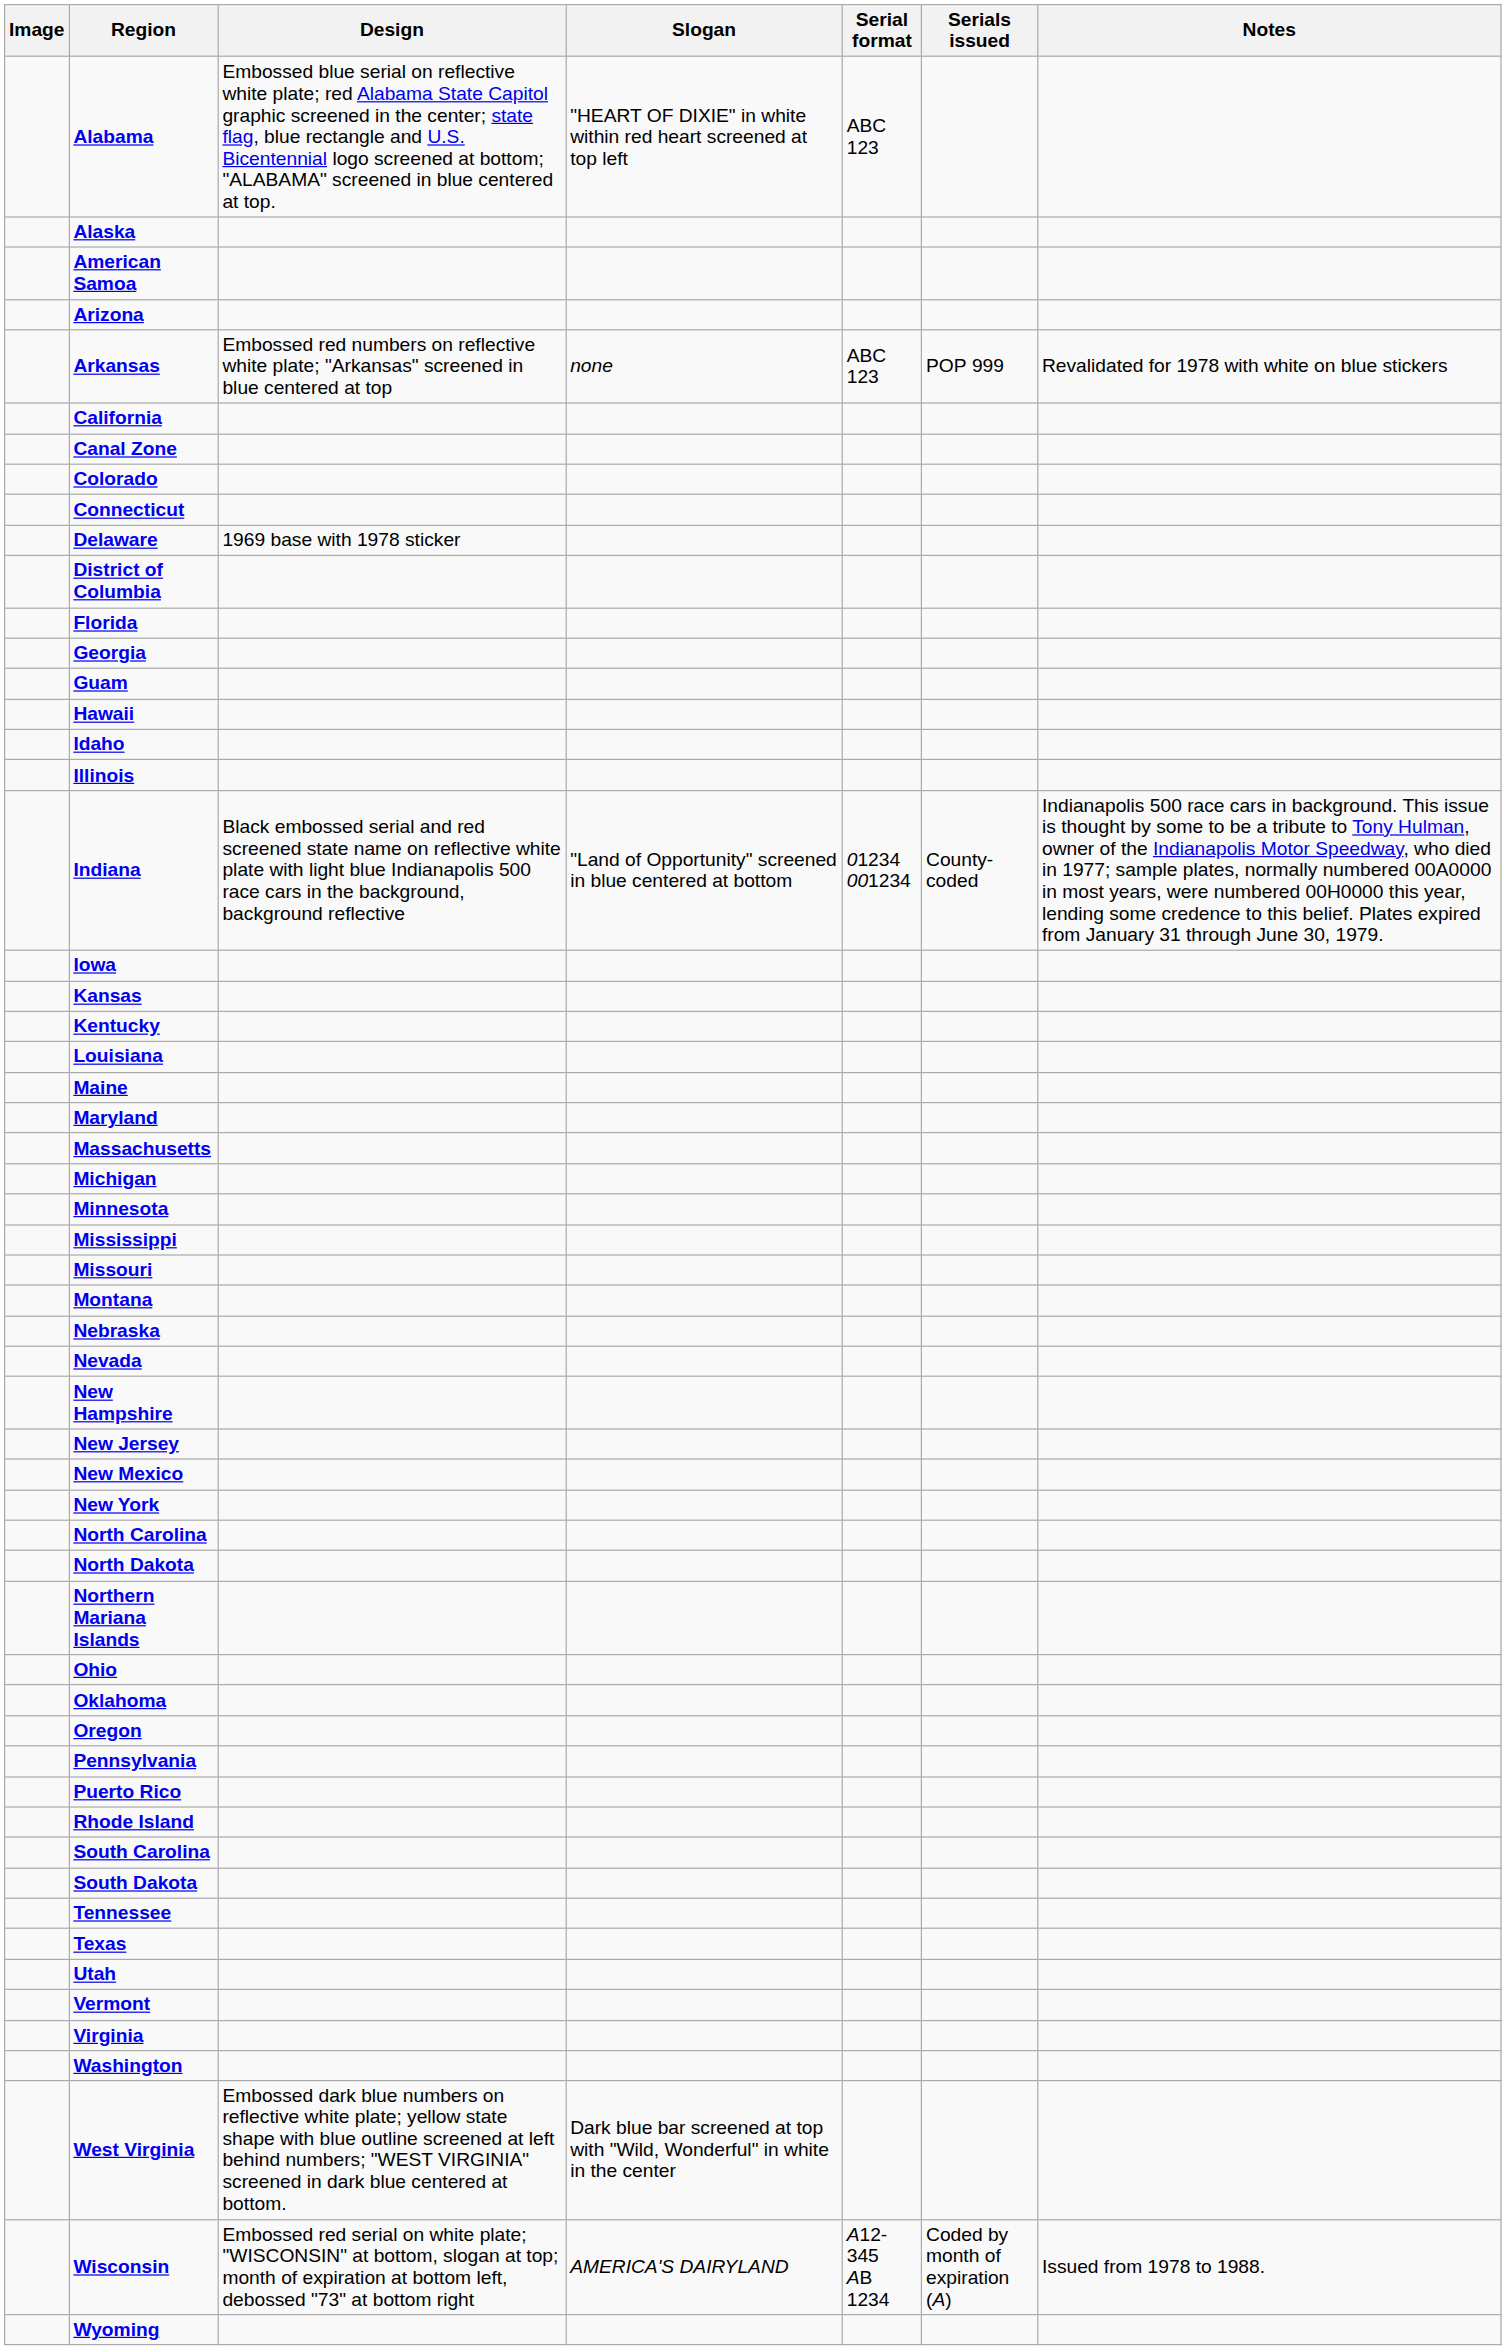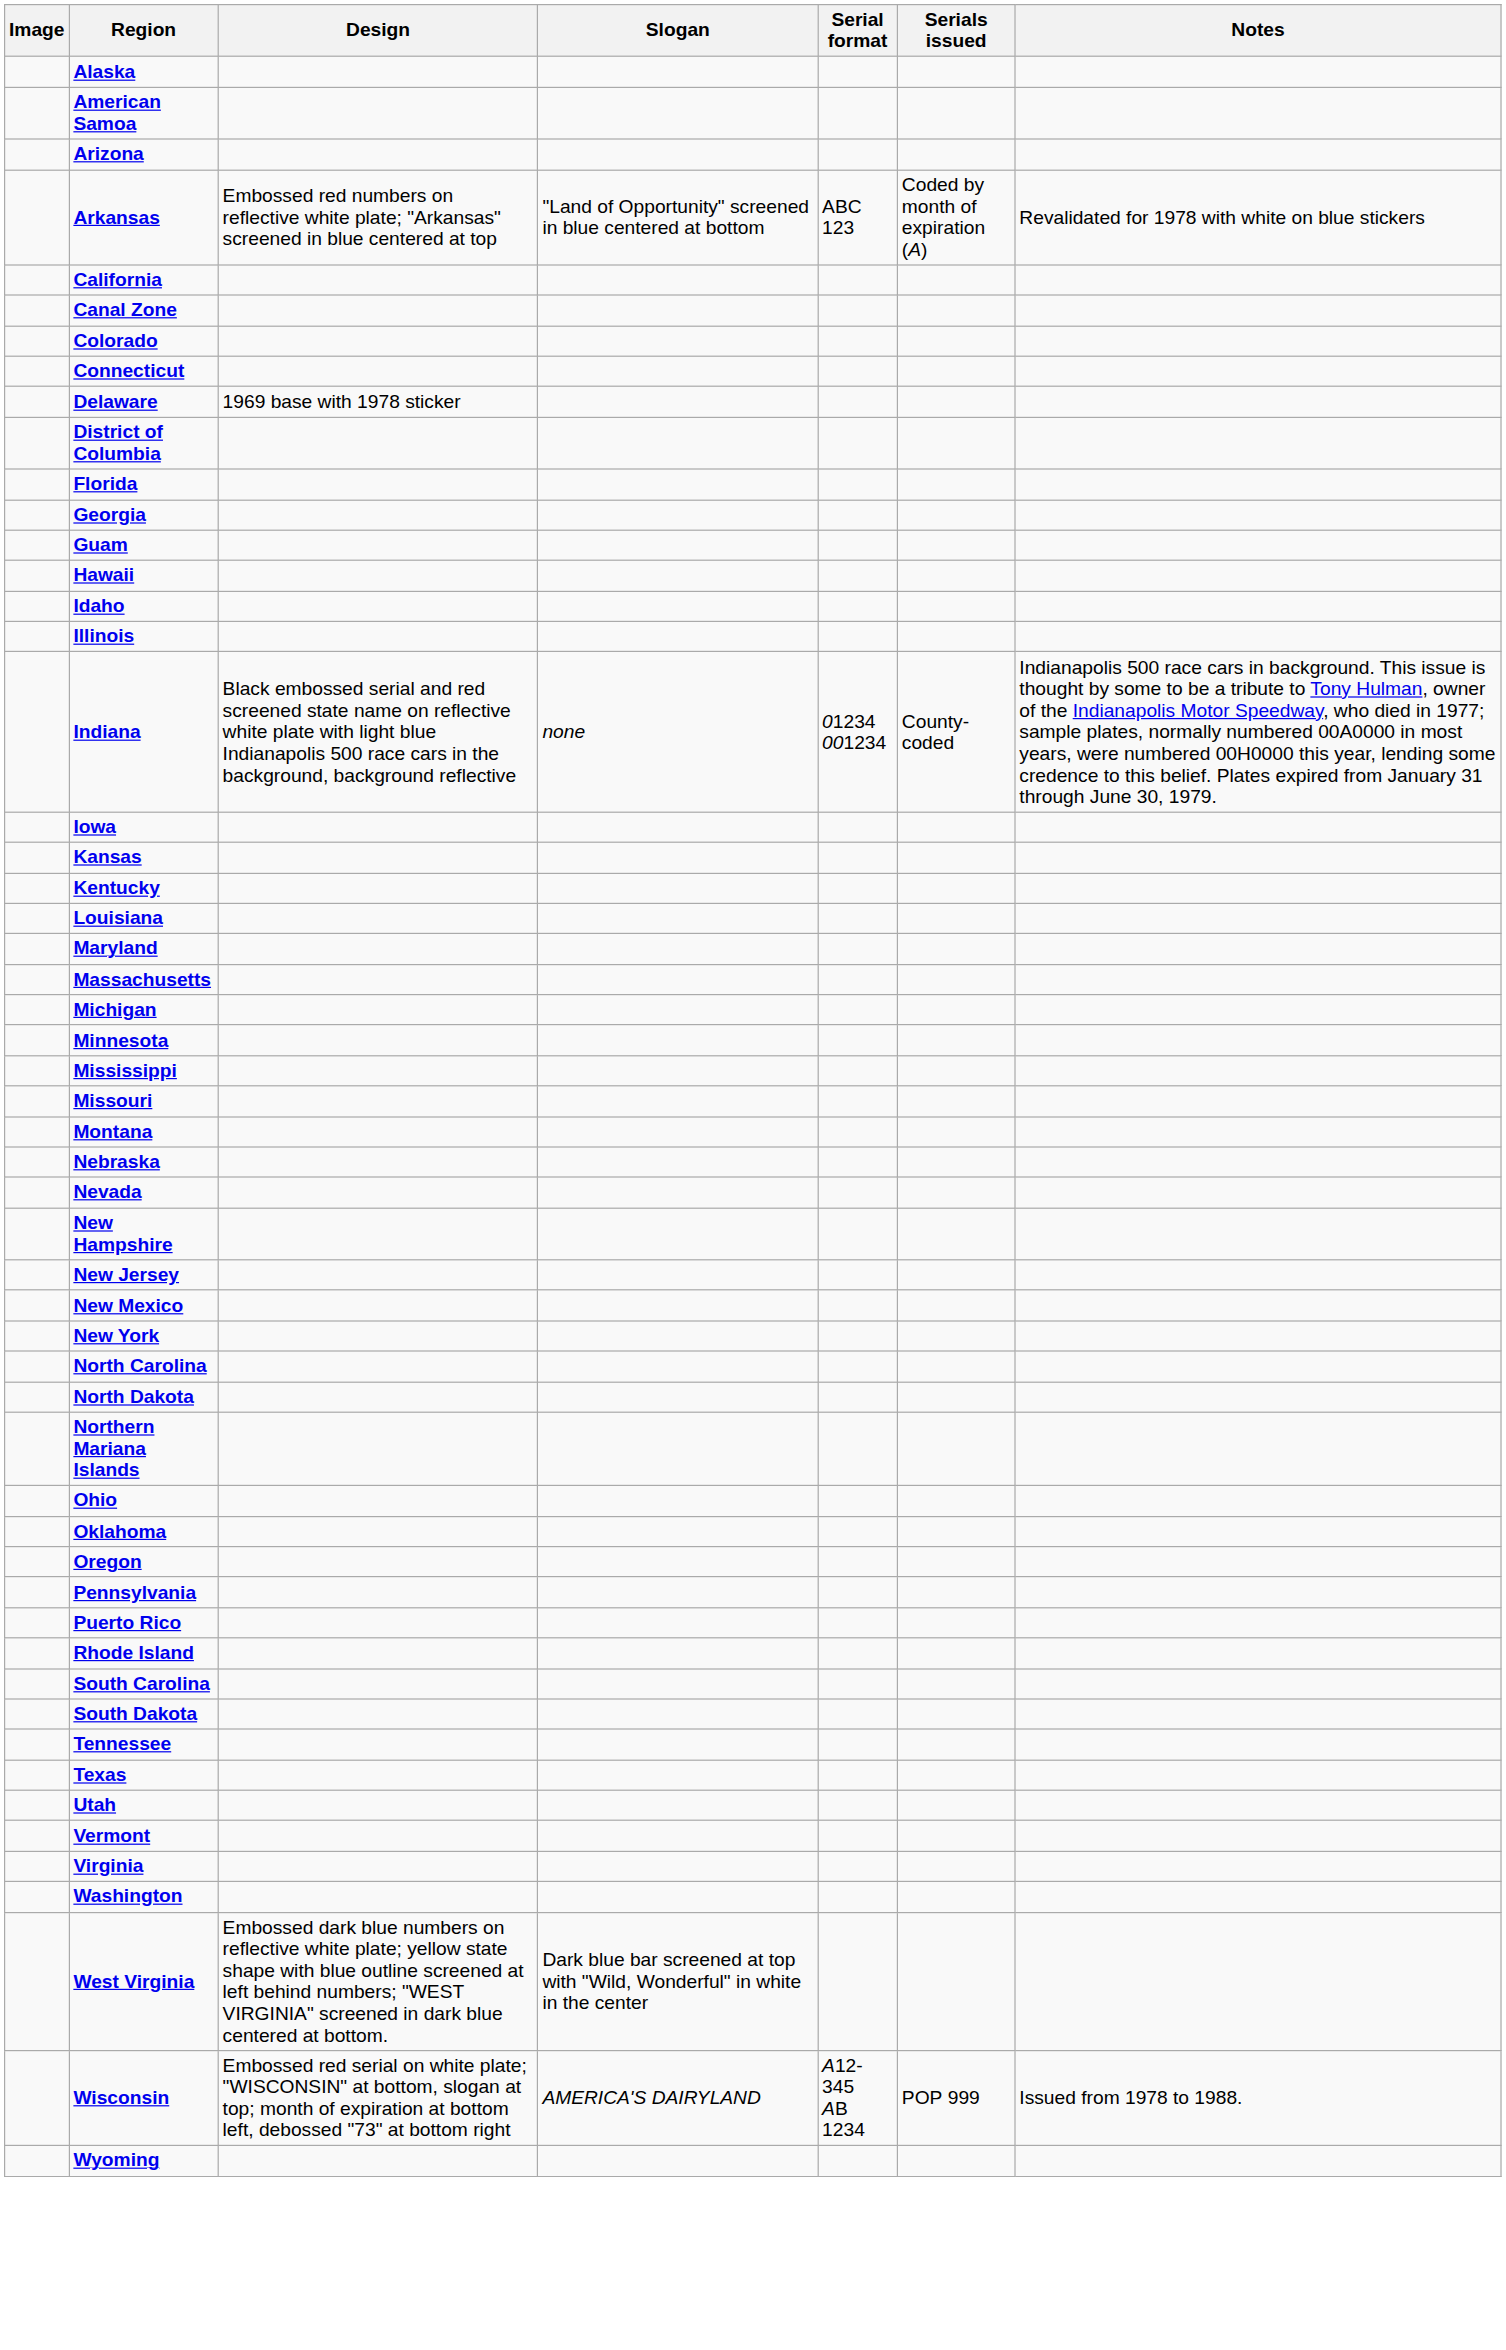- row: (113, 136)
(592, 366) none -> (676, 217) "Land of Opportunity" screened in blue centered at bottom
(965, 366) POP 999 -> (943, 217) Coded by month of expiration (A)
(703, 870) "Land of Opportunity" screened in blue centered at bottom -> (564, 731) none
- row: (101, 1087)
(968, 2266) Coded by month of expiration (A) -> (941, 2097) POP 999
